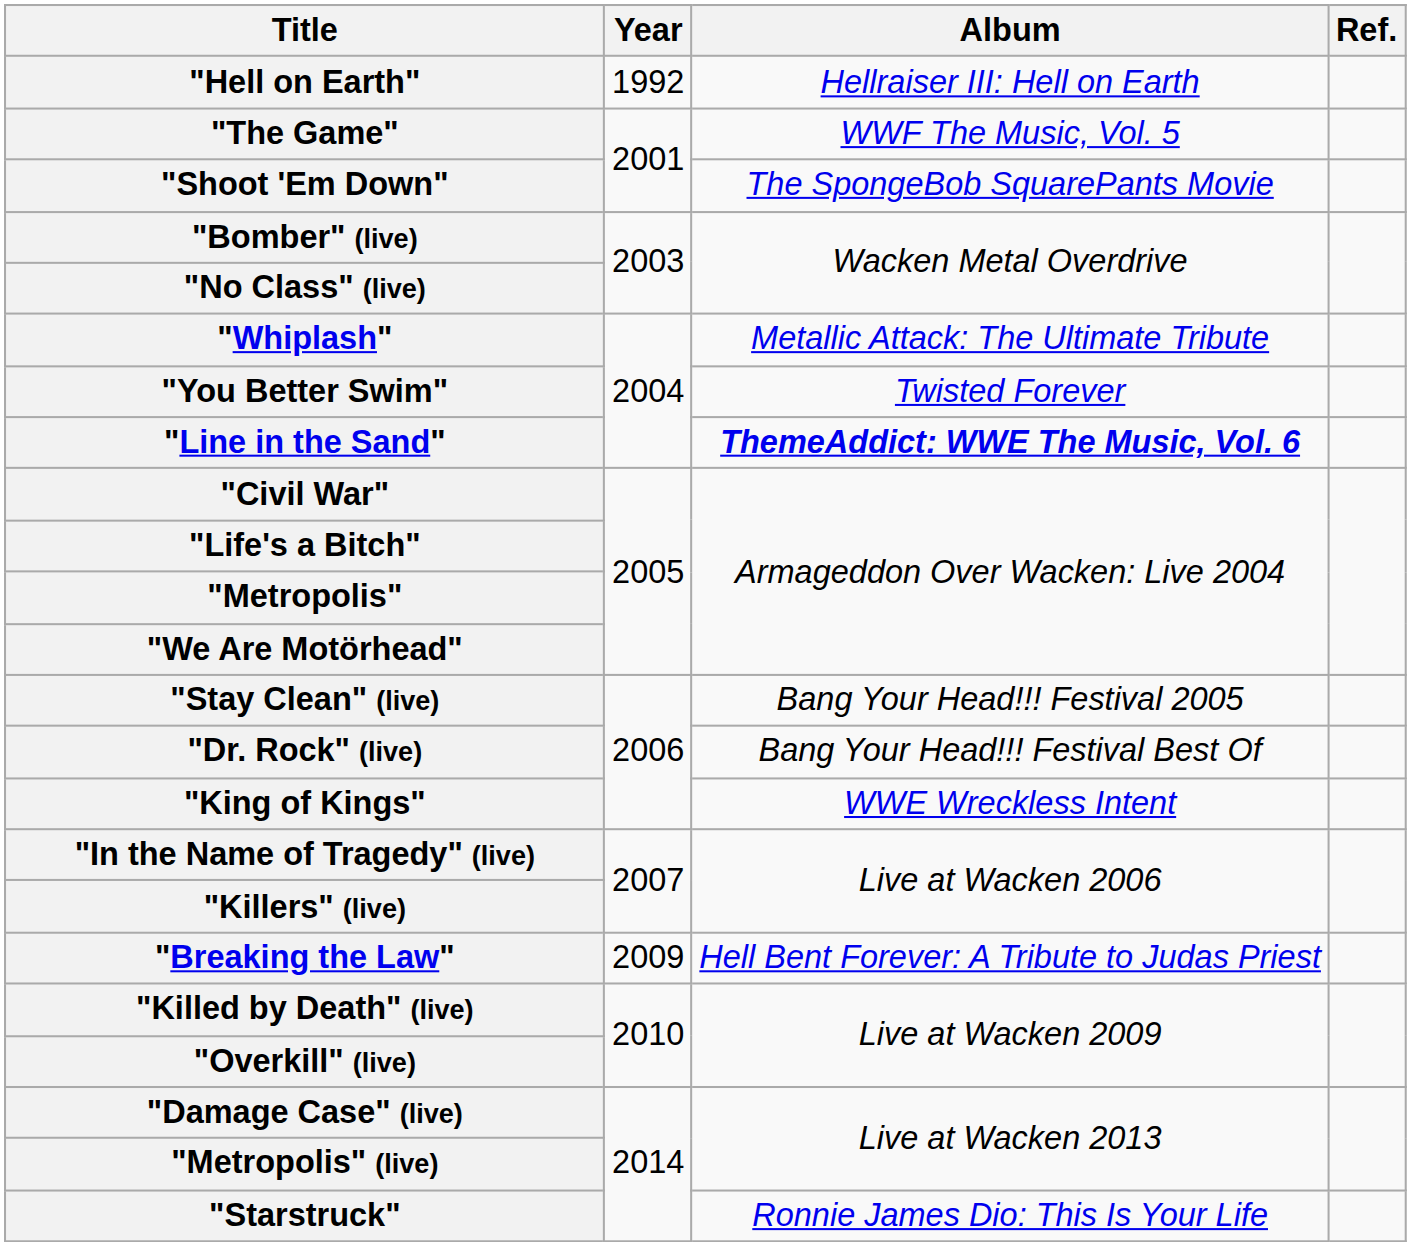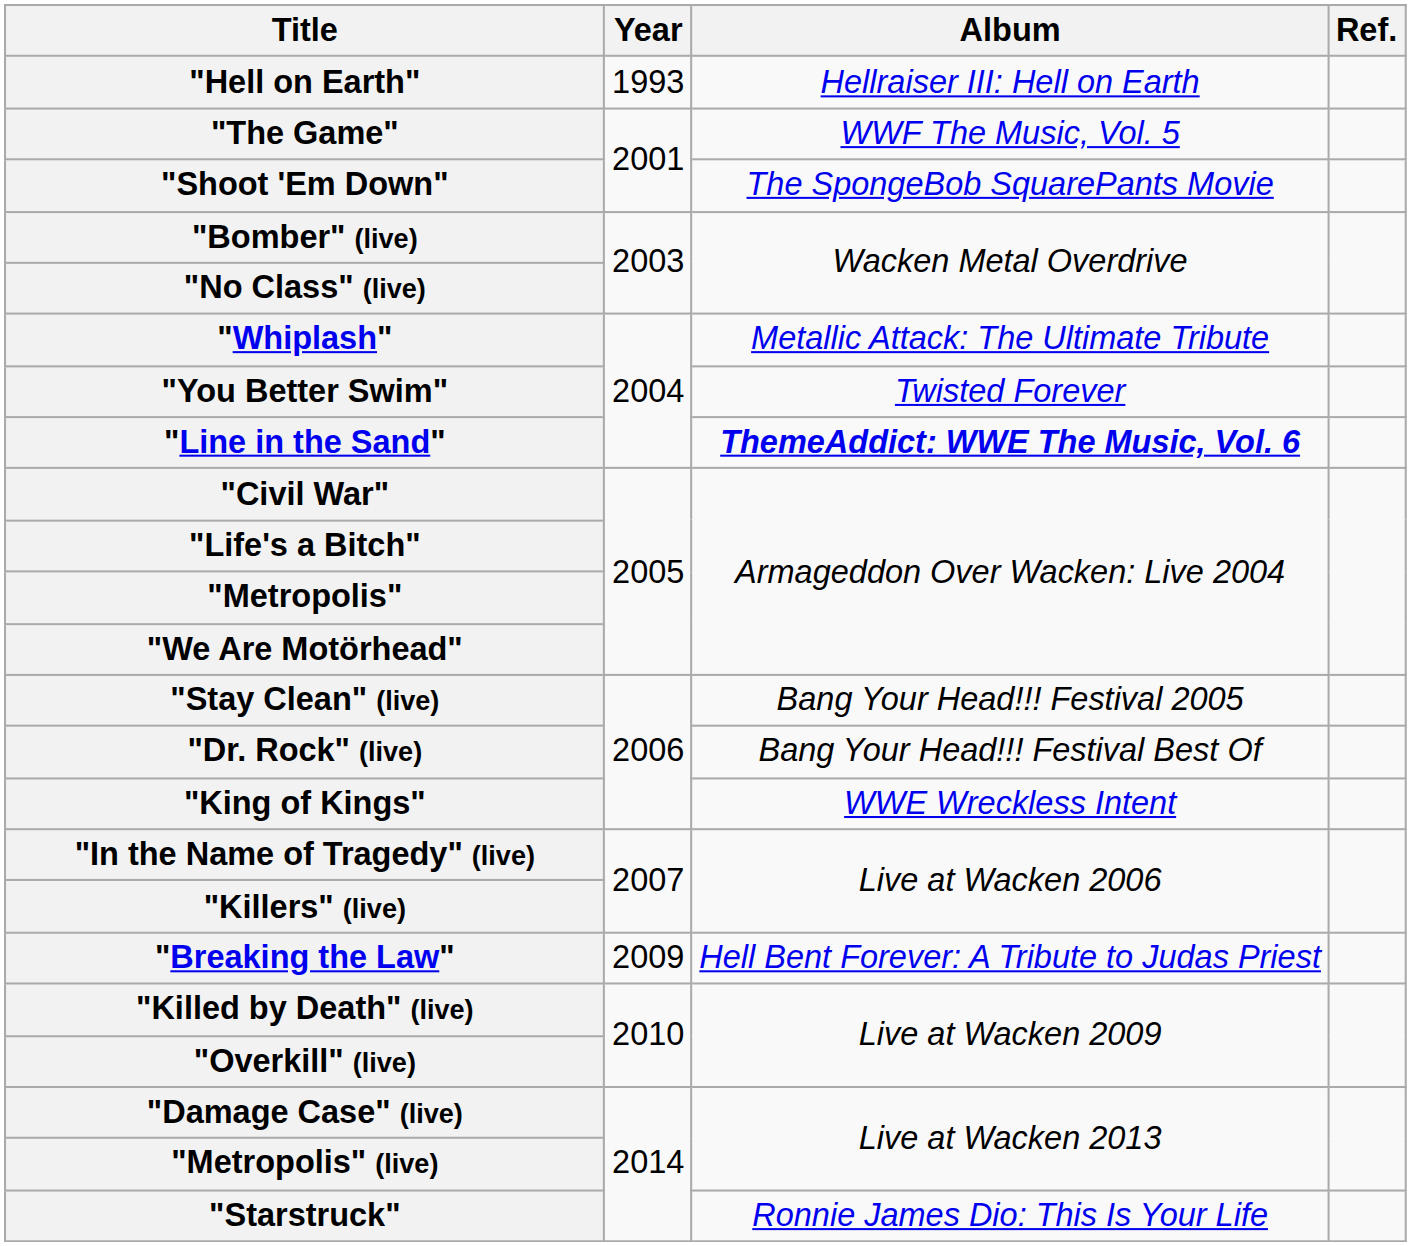(648, 81) 1992 -> (648, 81) 1993
